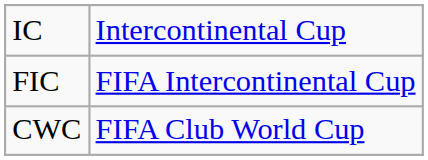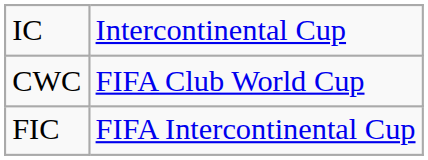rows swapped: (47, 130) <-> (36, 80)
